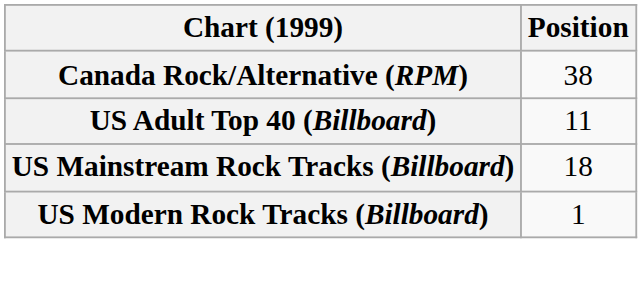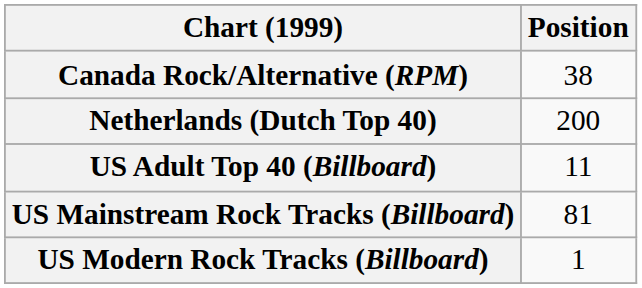+ row: (263, 120)
(578, 167) 18 -> (578, 213) 81
